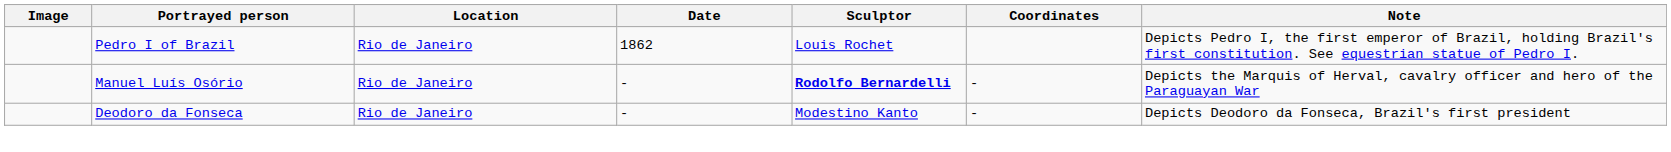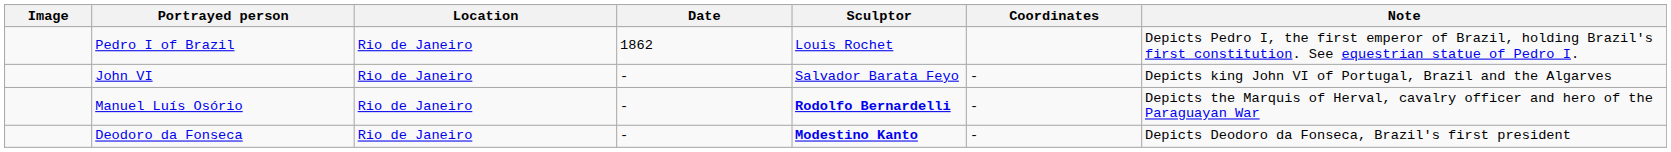+ row: (124, 76)
(857, 114) normal -> (857, 136) bold
